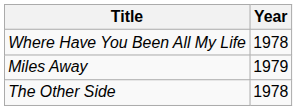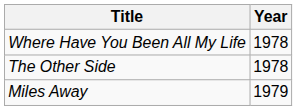rows swapped: (62, 92) <-> (48, 67)
